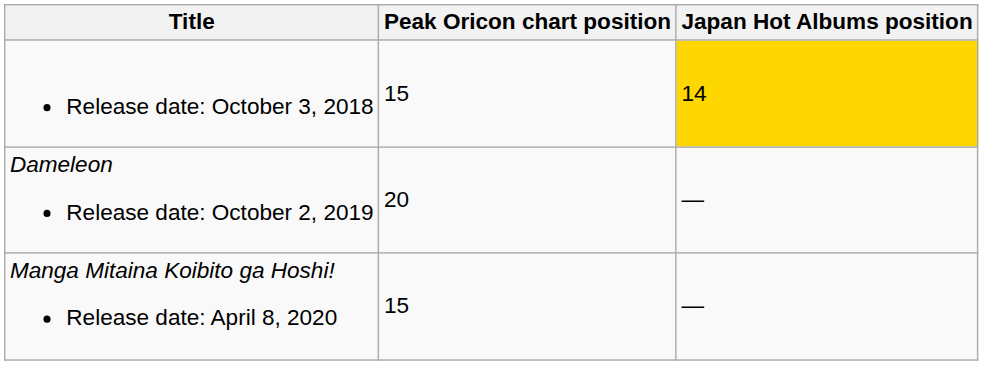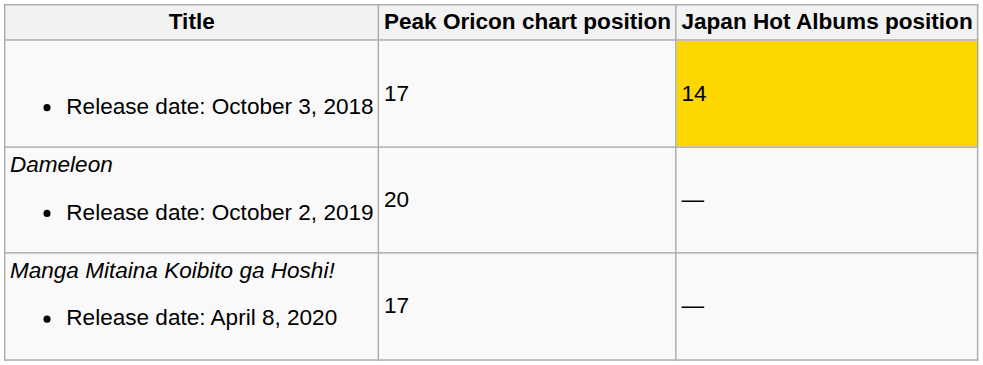(397, 93) 15 -> (397, 93) 17
(397, 305) 15 -> (397, 305) 17
